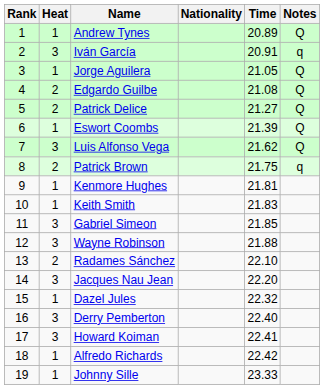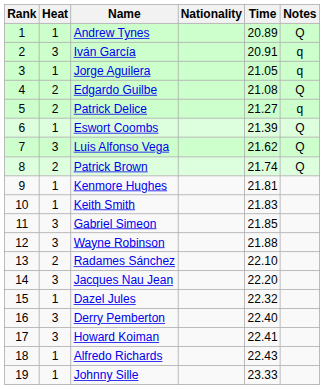(300, 71) Q -> (300, 71) q
(300, 109) Q -> (300, 109) q
(263, 166) 21.75 -> (263, 166) 21.74
(300, 166) q -> (300, 166) Q
(263, 356) 22.42 -> (263, 356) 22.43
